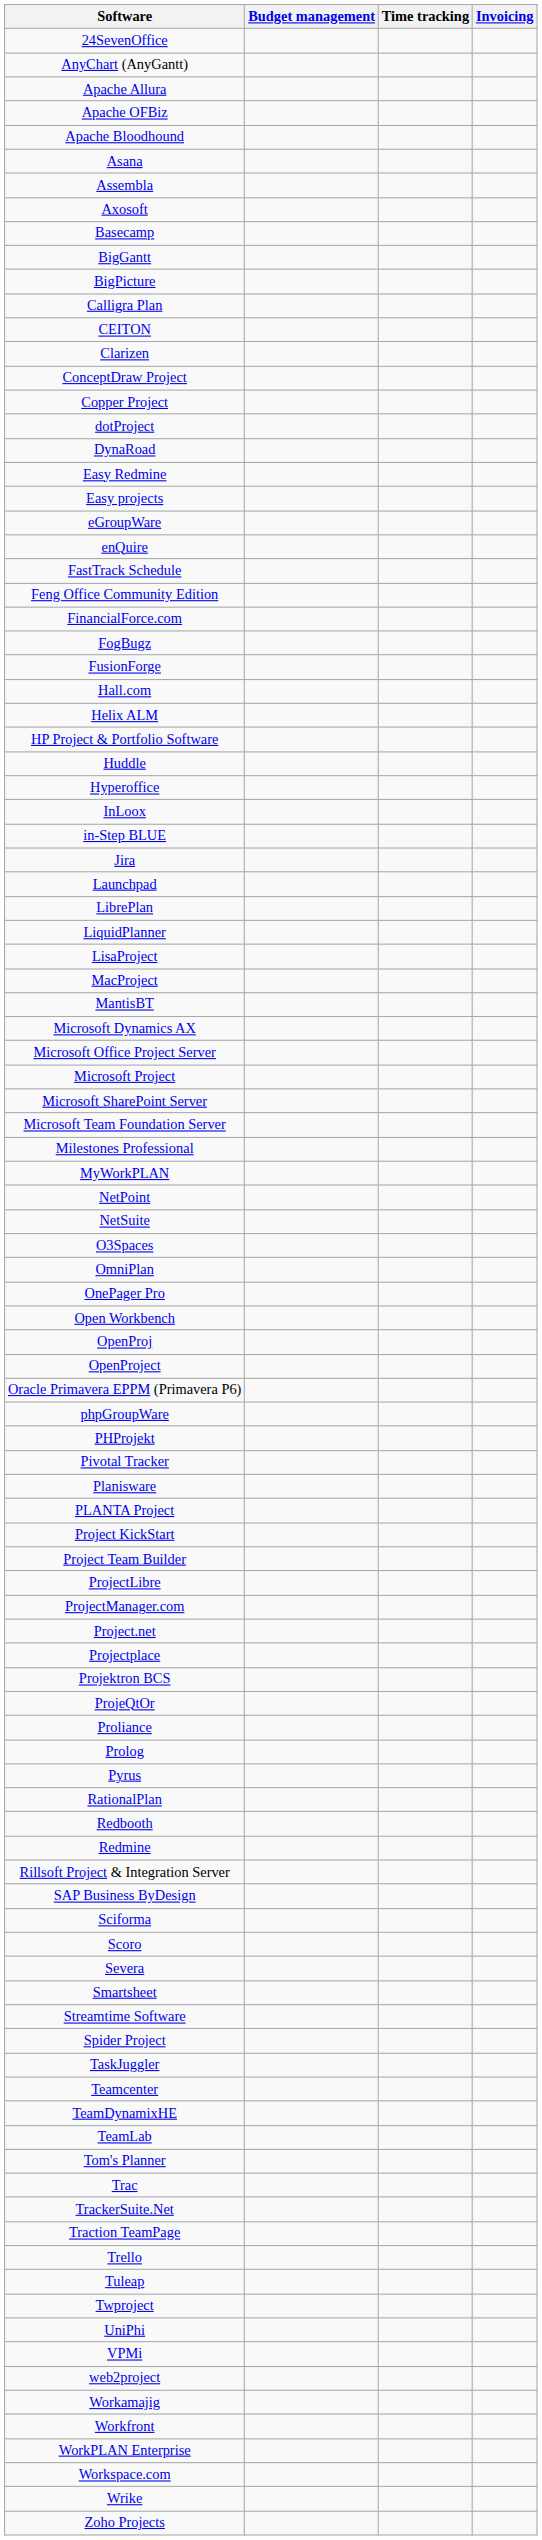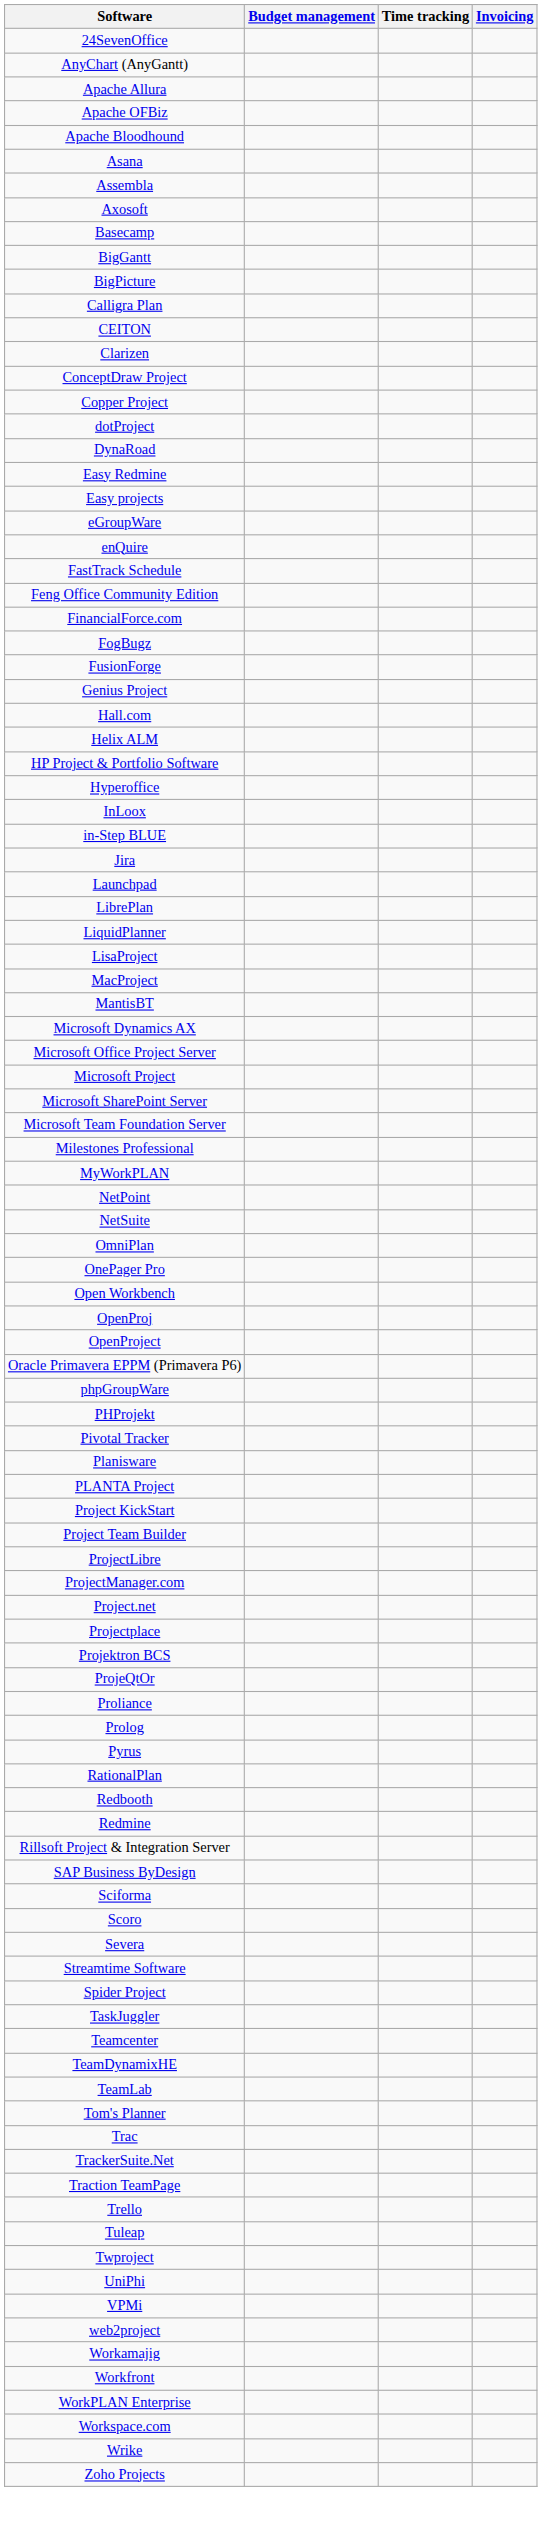+ row: (125, 691)
- row: (125, 763)
- row: (125, 1245)
- row: (125, 1992)
